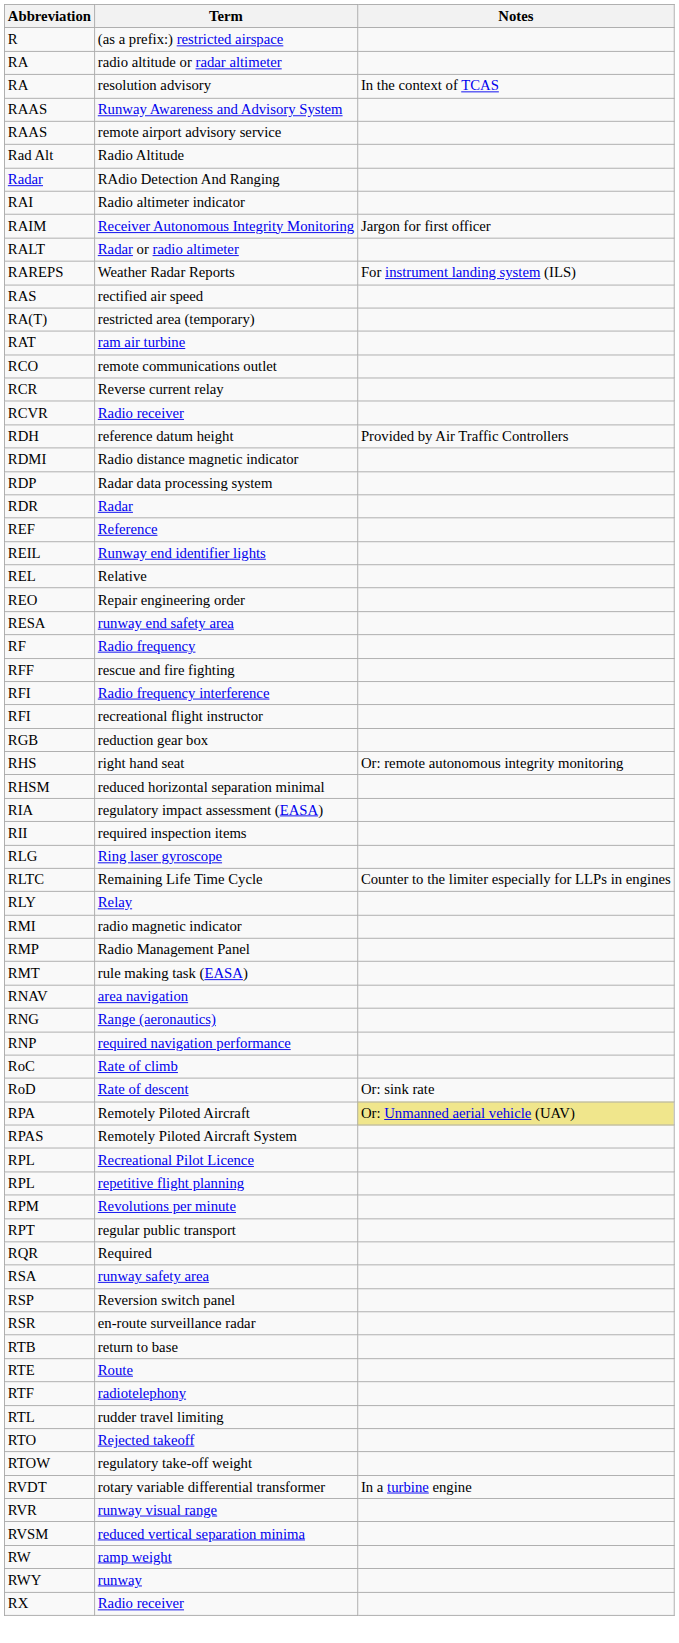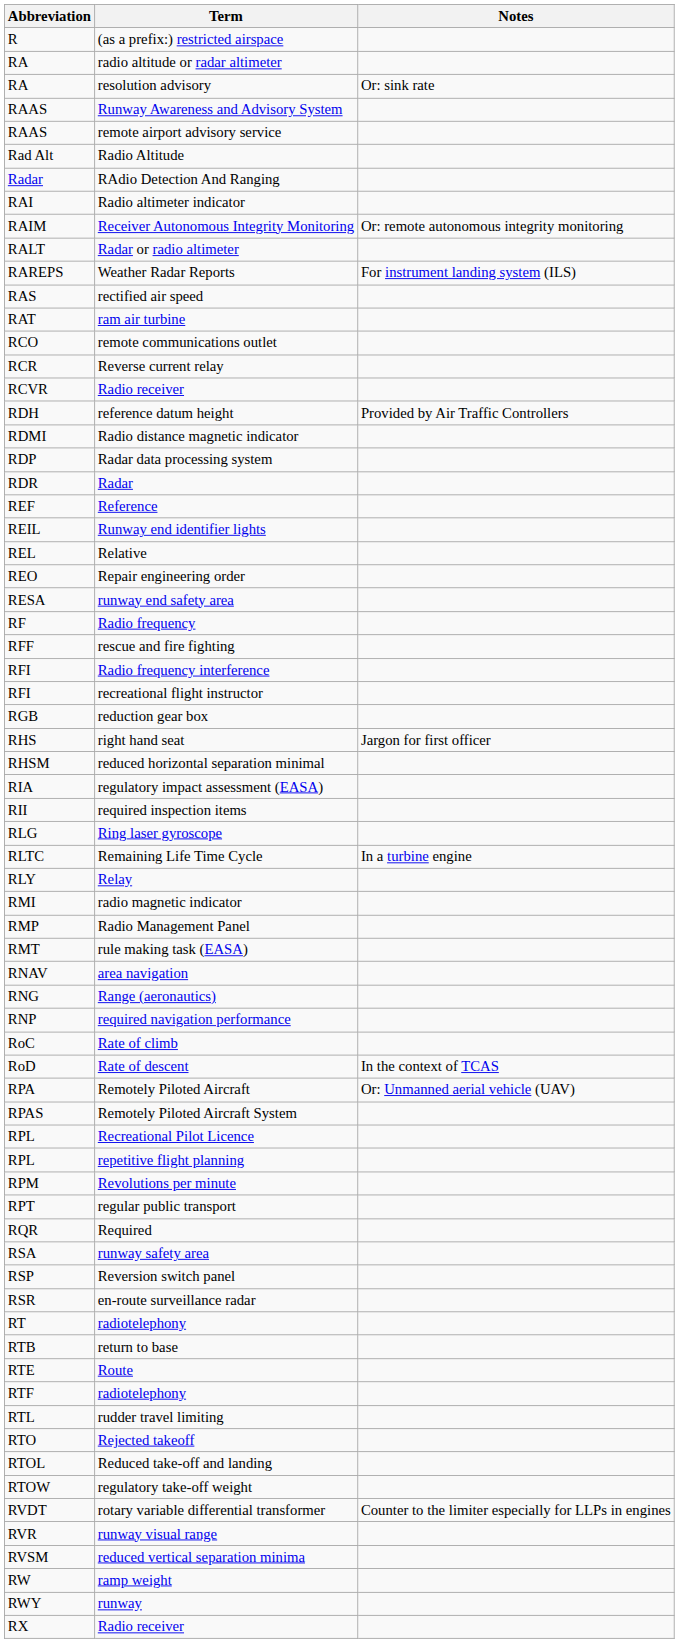(430, 86) In the context of TCAS -> (398, 86) Or: sink rate
(426, 226) Jargon for first officer -> (492, 226) Or: remote autonomous integrity monitoring
- row: (27, 319)
(492, 763) Or: remote autonomous integrity monitoring -> (426, 739) Jargon for first officer
(516, 879) Counter to the limiter especially for LLPs in engines -> (416, 856) In a turbine engine
(398, 1090) Or: sink rate -> (430, 1066) In the context of TCAS
(468, 1113) khaki background -> (468, 1090) no background
+ row: (17, 1323)
+ row: (26, 1463)
(416, 1486) In a turbine engine -> (516, 1510) Counter to the limiter especially for LLPs in engines
